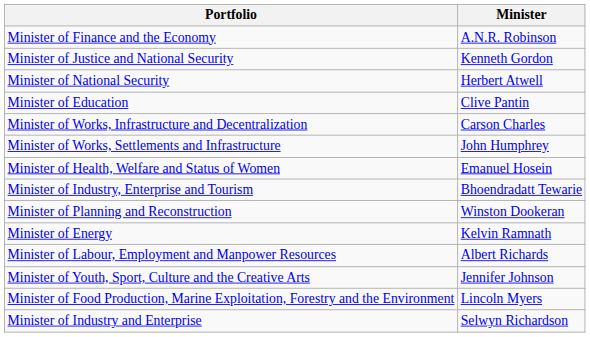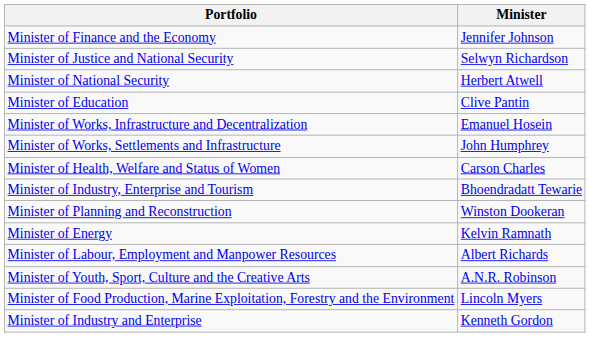(508, 37) A.N.R. Robinson -> (507, 37) Jennifer Johnson
(507, 59) Kenneth Gordon -> (514, 59) Selwyn Richardson
(503, 124) Carson Charles -> (506, 124) Emanuel Hosein
(506, 168) Emanuel Hosein -> (503, 168) Carson Charles
(507, 277) Jennifer Johnson -> (508, 277) A.N.R. Robinson
(514, 320) Selwyn Richardson -> (507, 320) Kenneth Gordon
